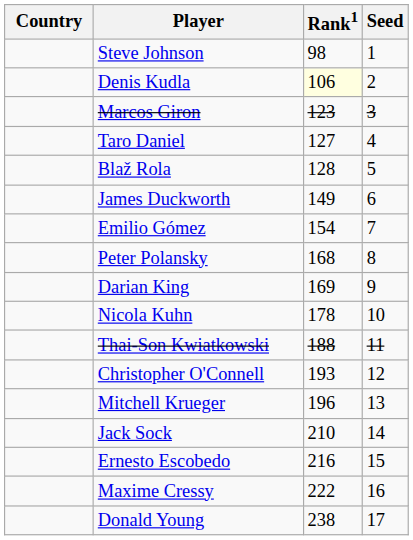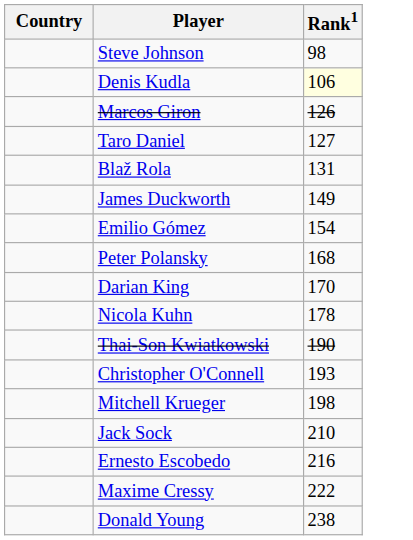- column: (385, 21)
(321, 111) 123 -> (321, 111) 126
(321, 169) 128 -> (321, 169) 131
(321, 286) 169 -> (321, 286) 170
(321, 345) 188 -> (321, 345) 190
(321, 403) 196 -> (321, 403) 198
